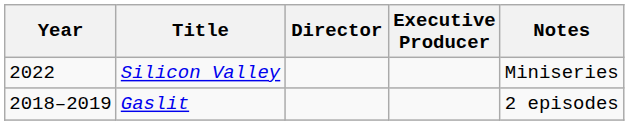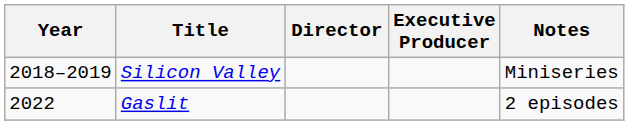(32, 73) 2022 -> (61, 73) 2018–2019
(61, 104) 2018–2019 -> (32, 104) 2022
